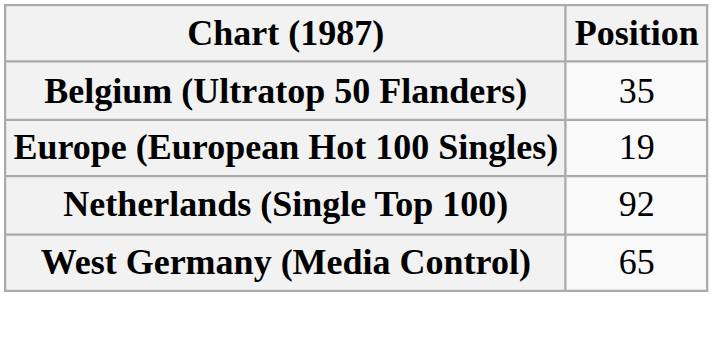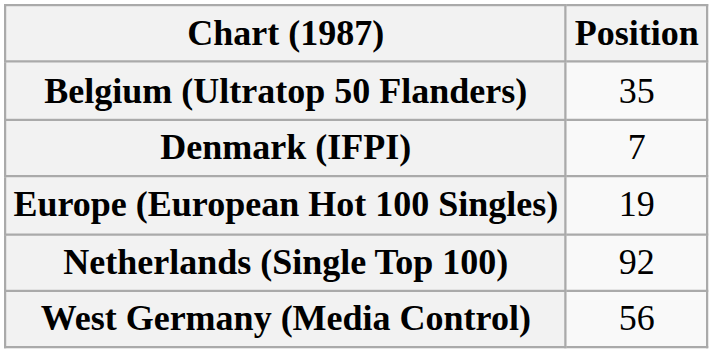+ row: (286, 147)
(637, 261) 65 -> (637, 318) 56
